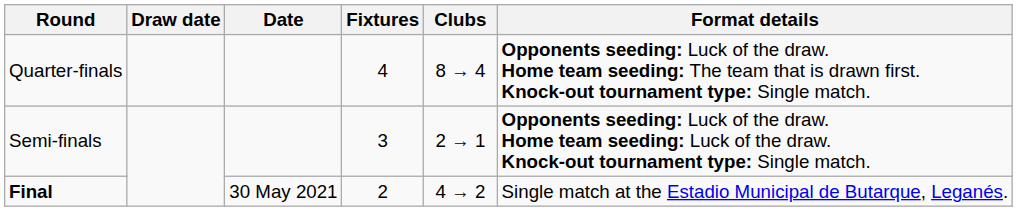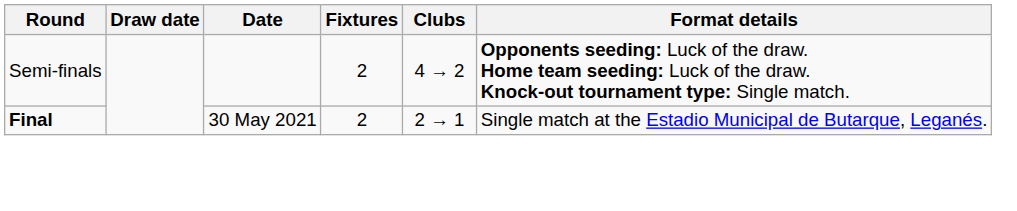- row: (66, 70)
(383, 141) 3 -> (362, 70) 2
(460, 141) 2 → 1 -> (440, 70) 4 → 2
(460, 192) 4 → 2 -> (440, 121) 2 → 1
